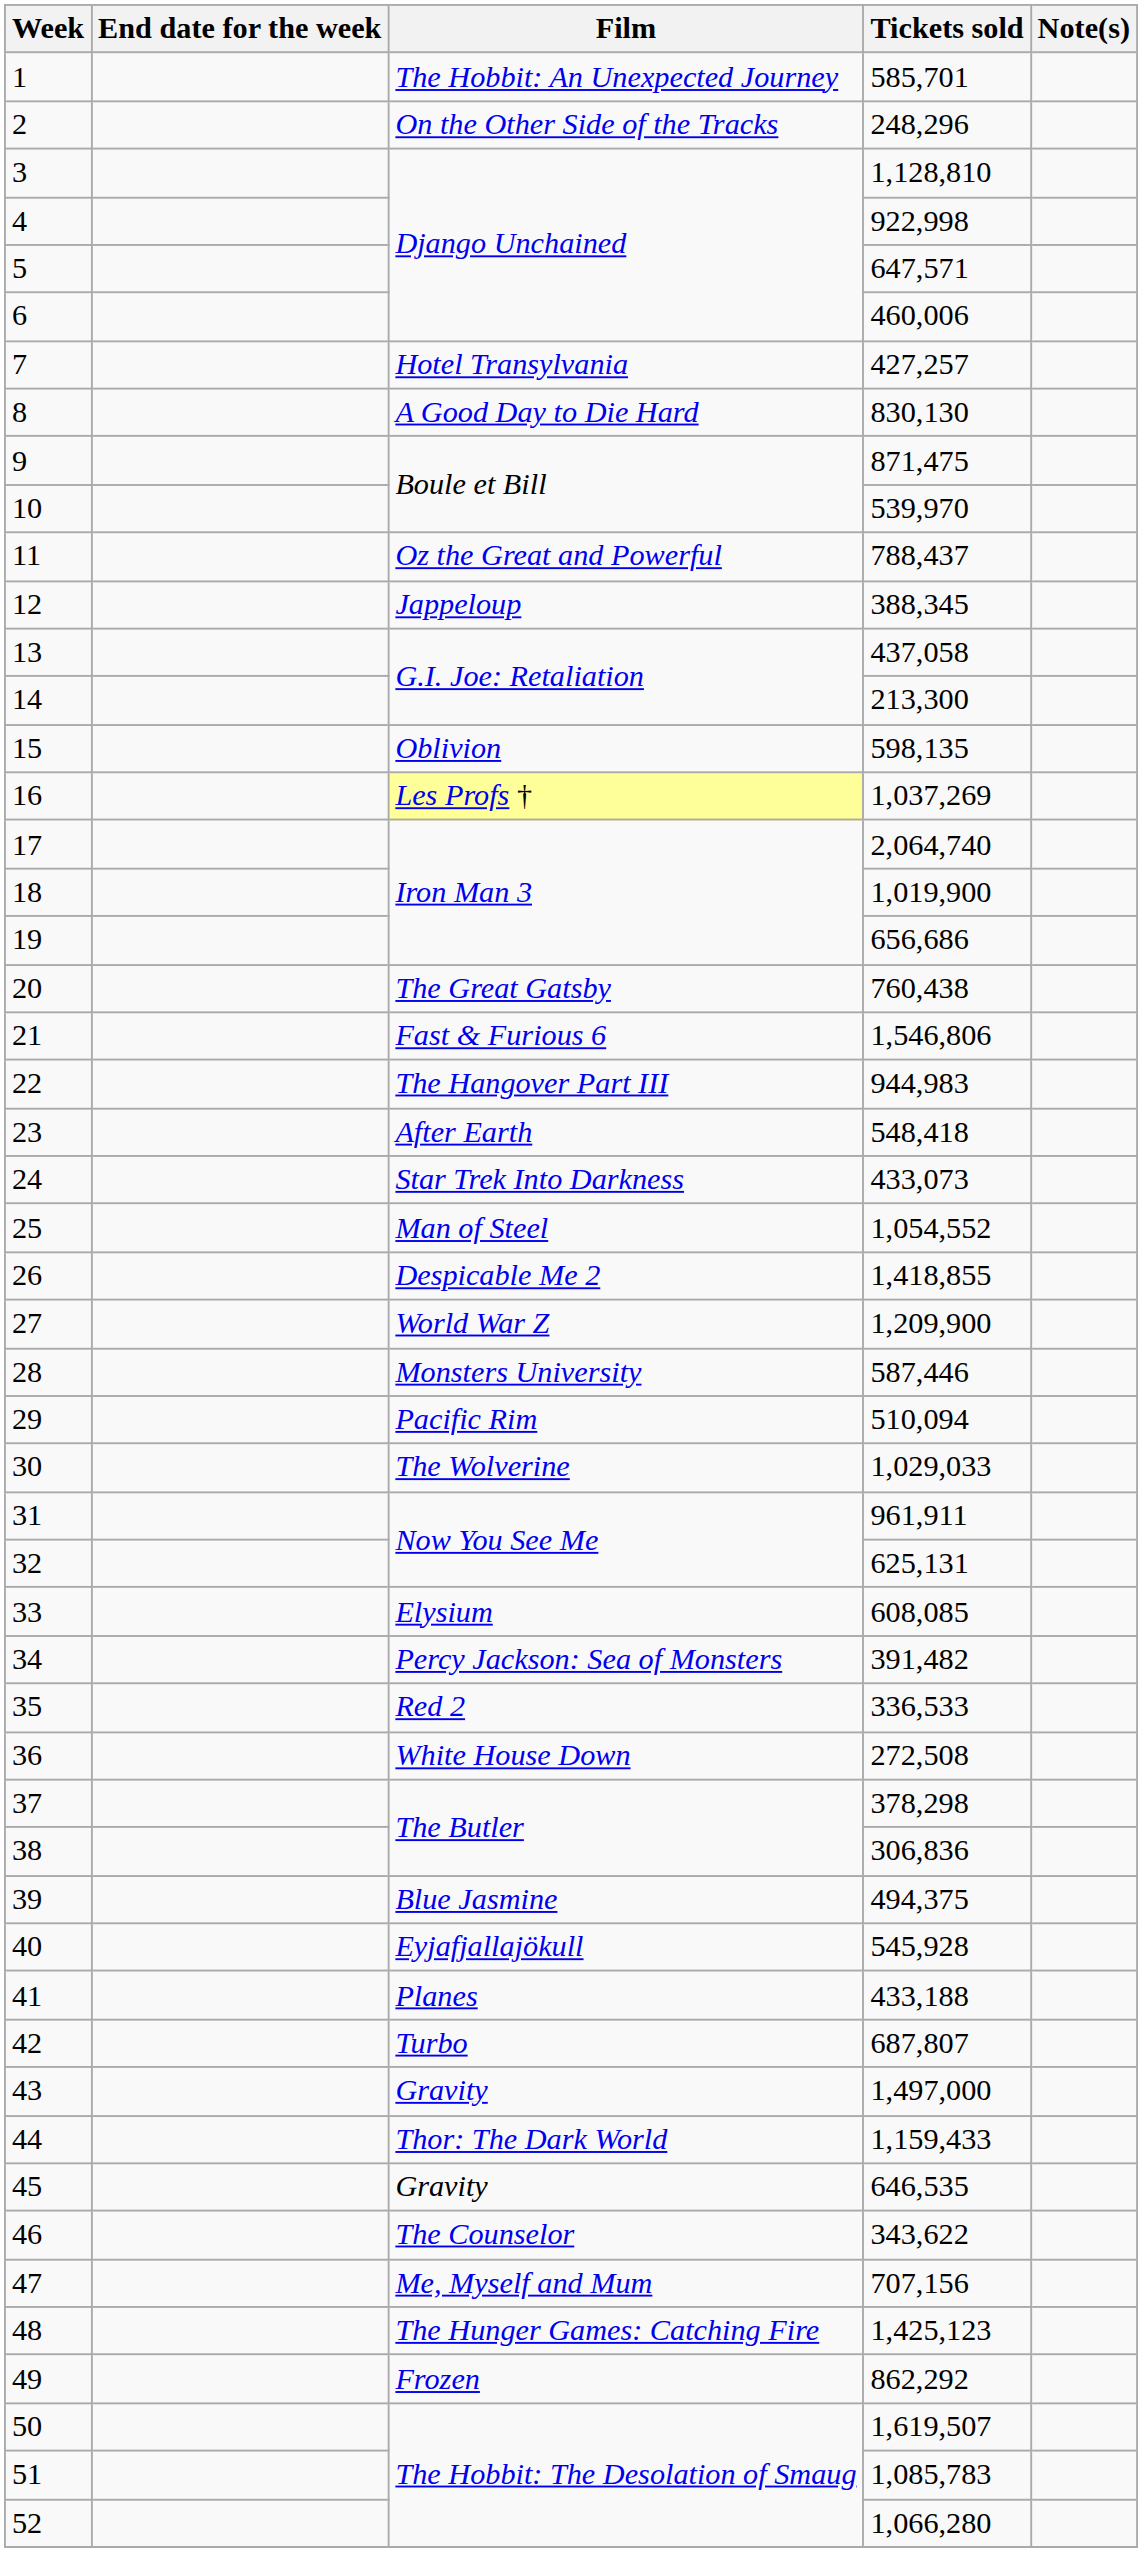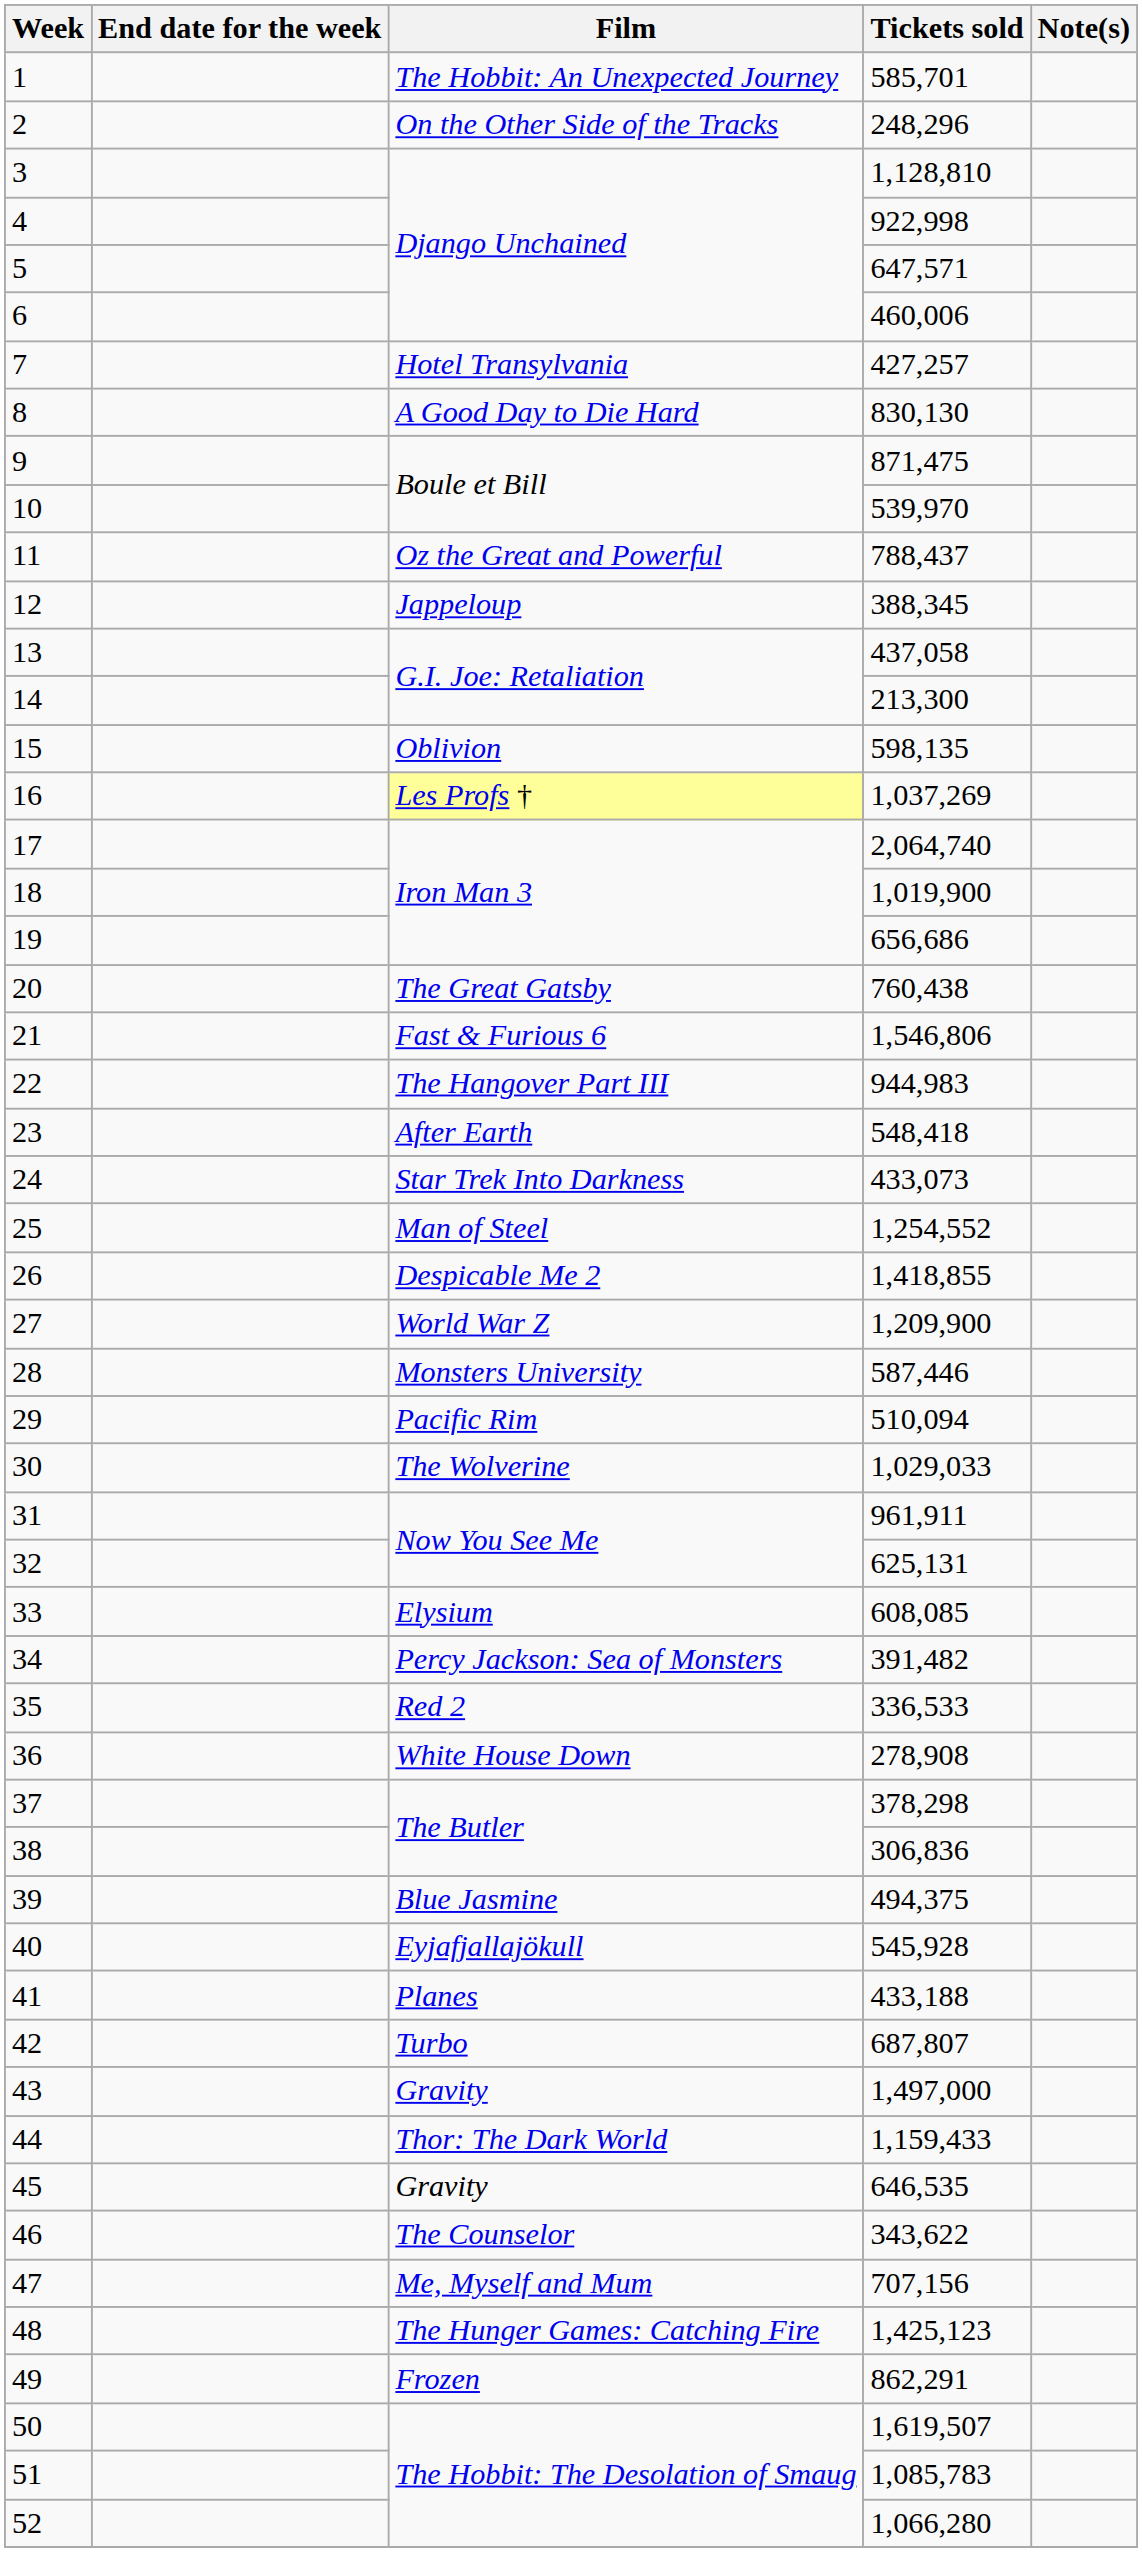(931, 1227) 1,054,552 -> (931, 1227) 1,254,552
(920, 1754) 272,508 -> (920, 1754) 278,908
(920, 2378) 862,292 -> (920, 2378) 862,291
